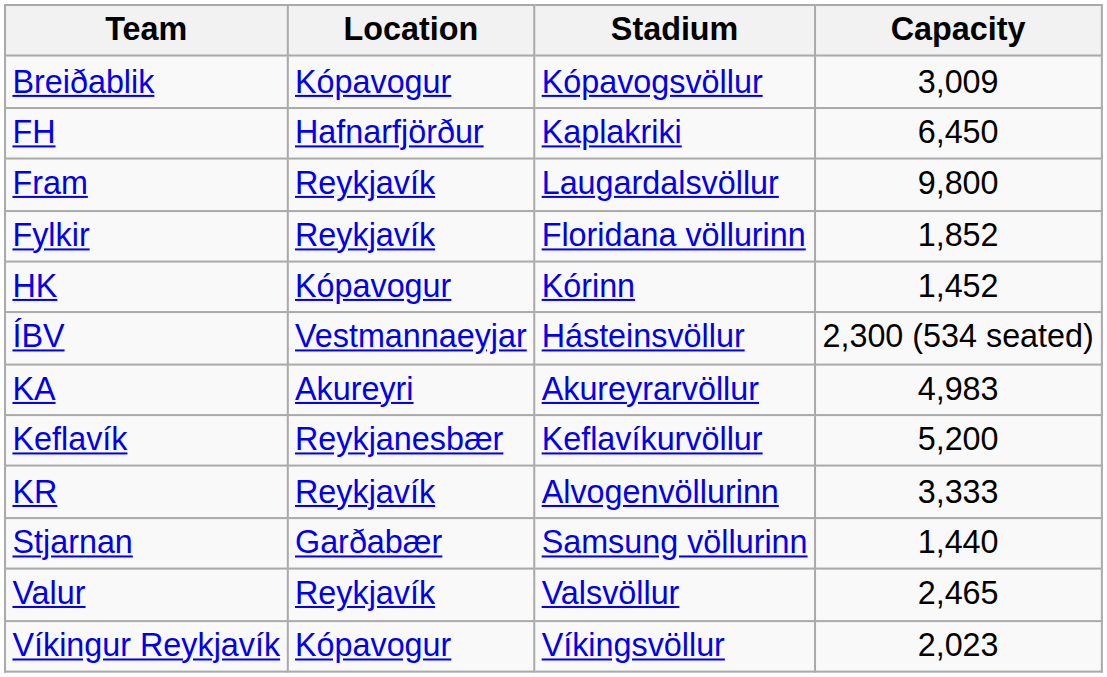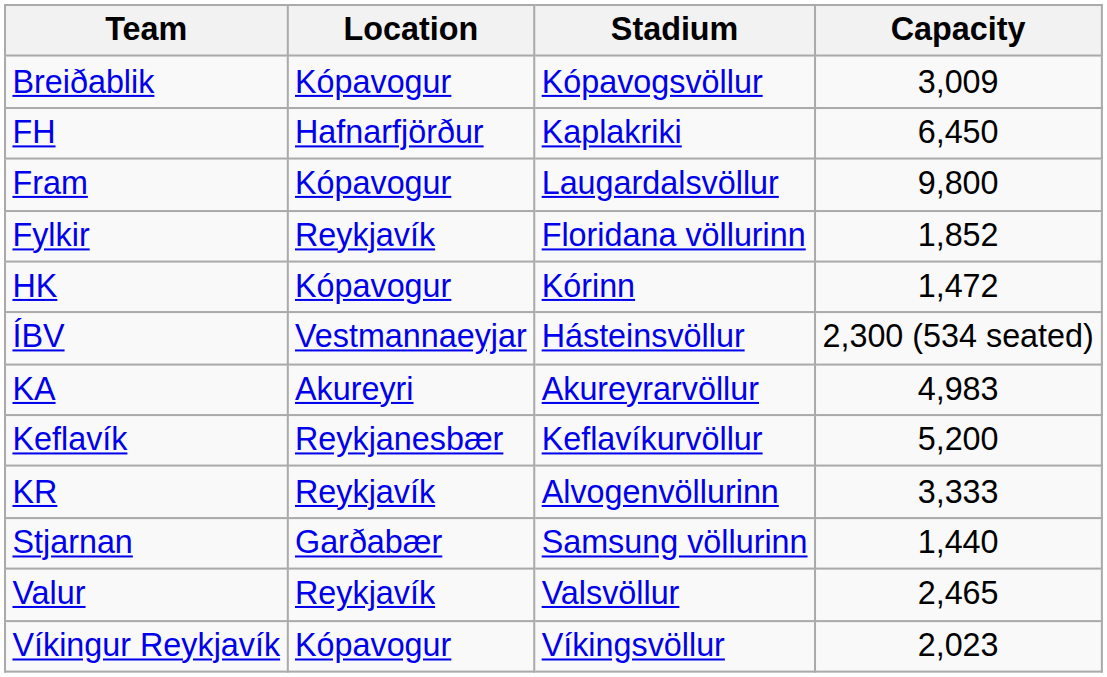(365, 183) Reykjavík -> (373, 183) Kópavogur
(958, 286) 1,452 -> (958, 286) 1,472
